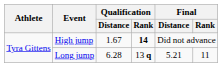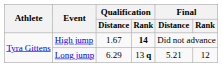(114, 55) 6.28 -> (114, 55) 6.29
(205, 55) 11 -> (205, 55) 12
